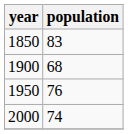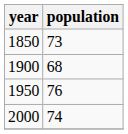(55, 41) 83 -> (55, 41) 73
